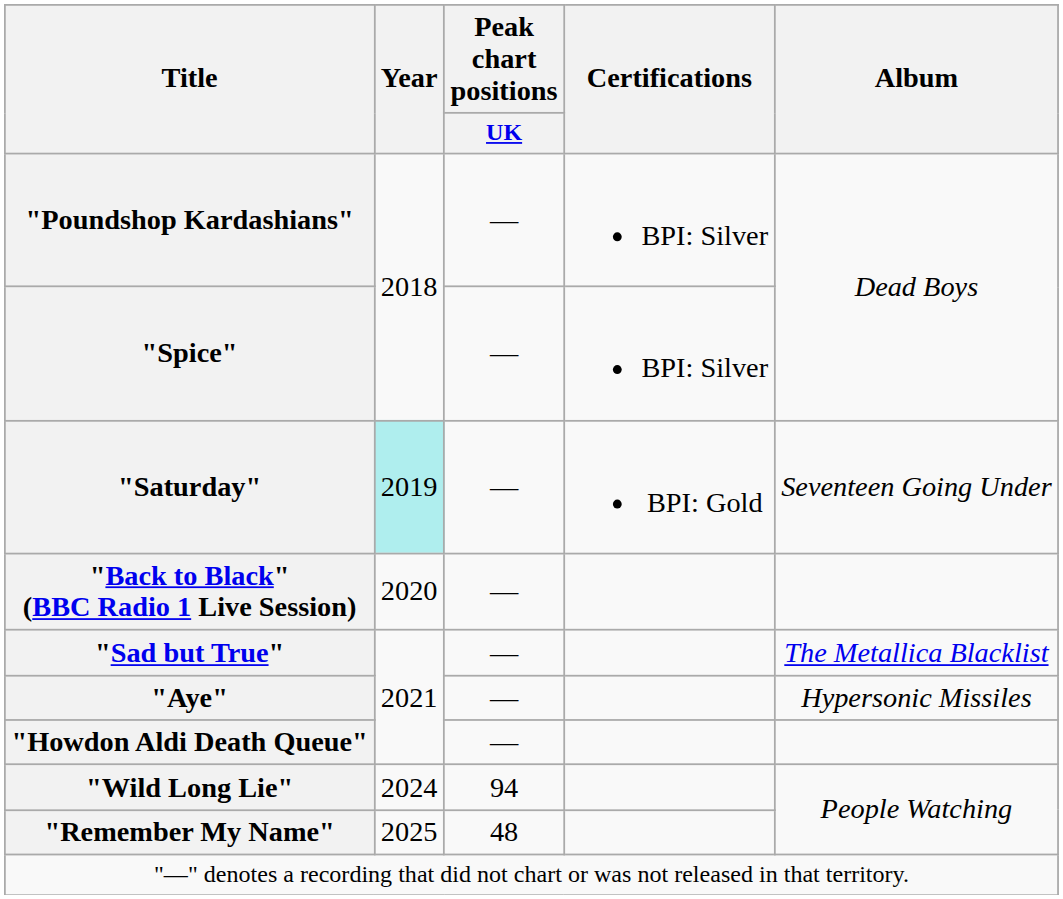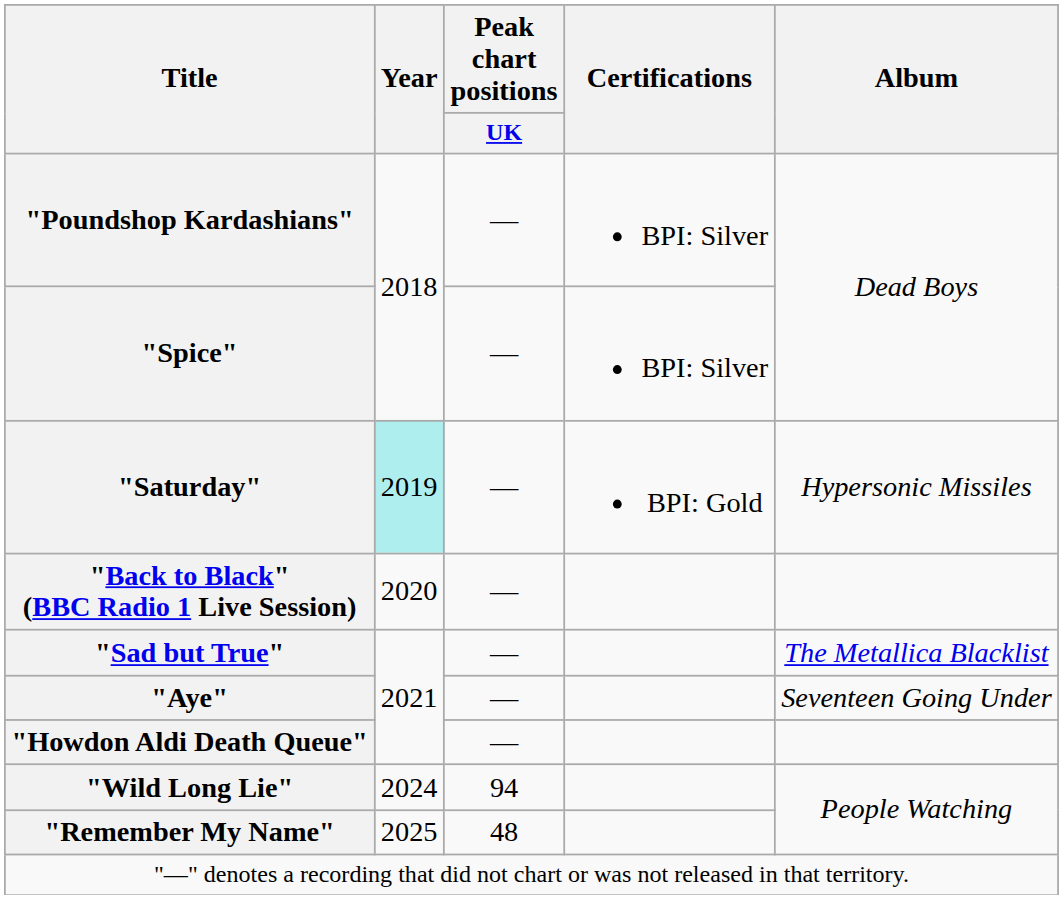(916, 486) Seventeen Going Under -> (916, 486) Hypersonic Missiles
(916, 697) Hypersonic Missiles -> (916, 697) Seventeen Going Under
